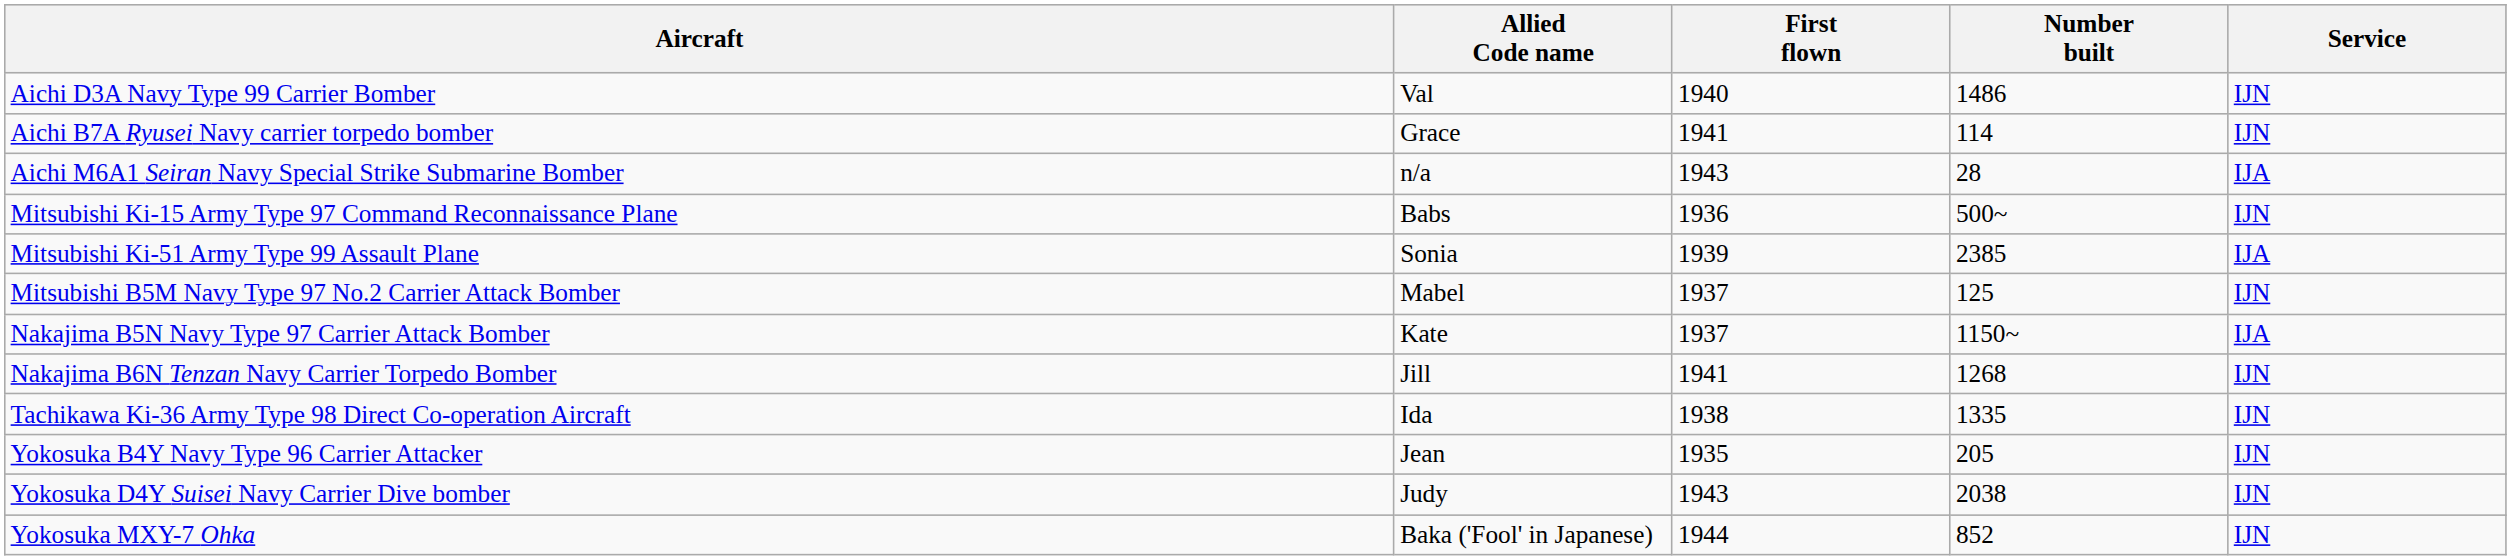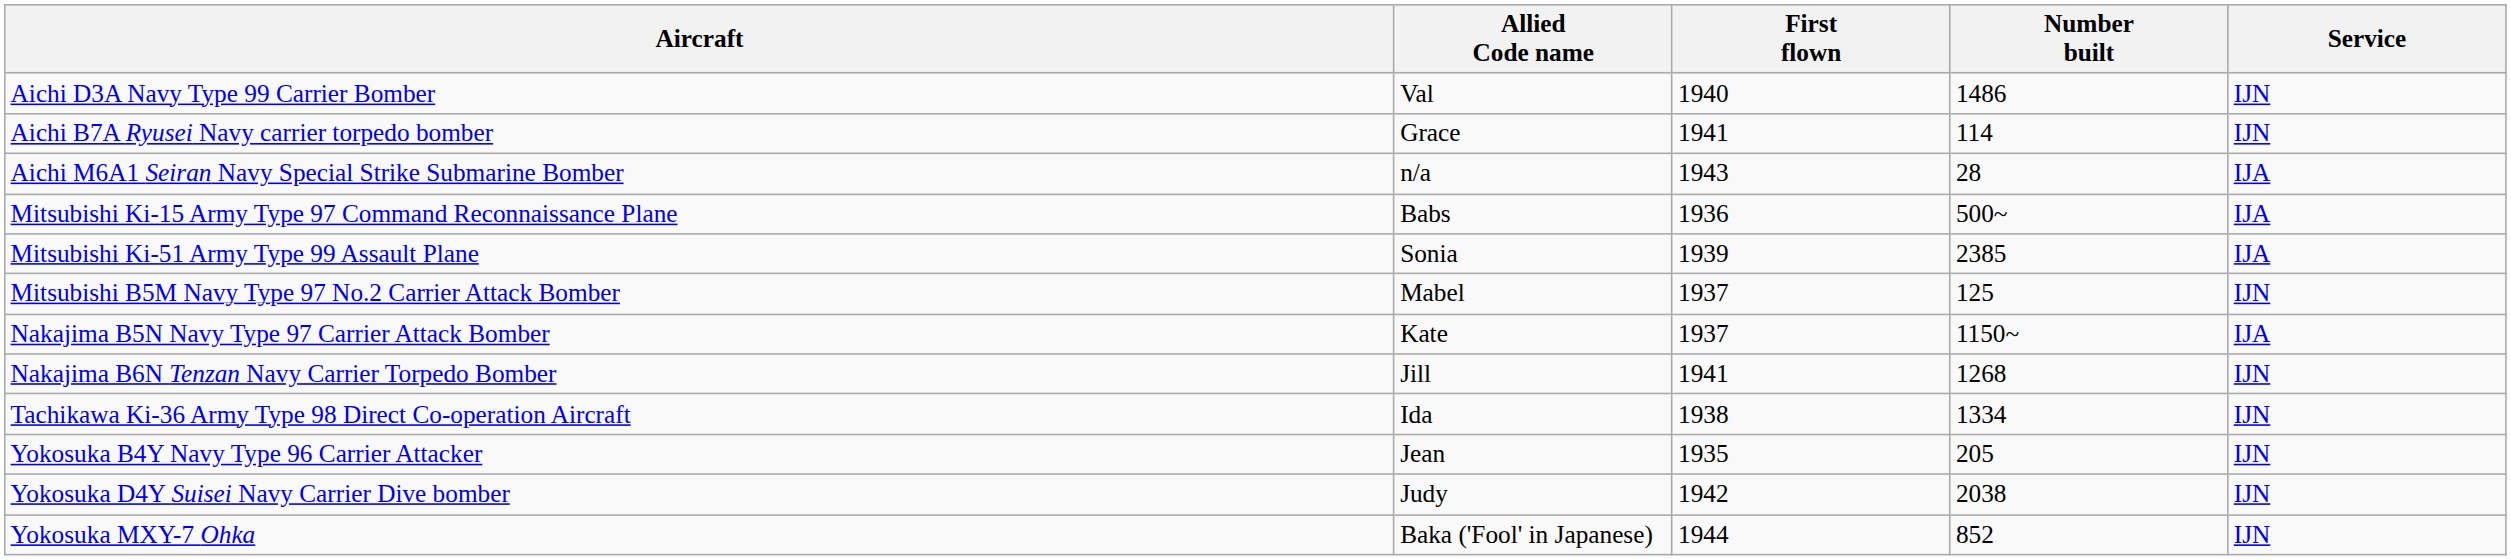(2252, 213) IJN -> (2252, 213) IJA
(1981, 413) 1335 -> (1981, 413) 1334
(1703, 494) 1943 -> (1703, 494) 1942
